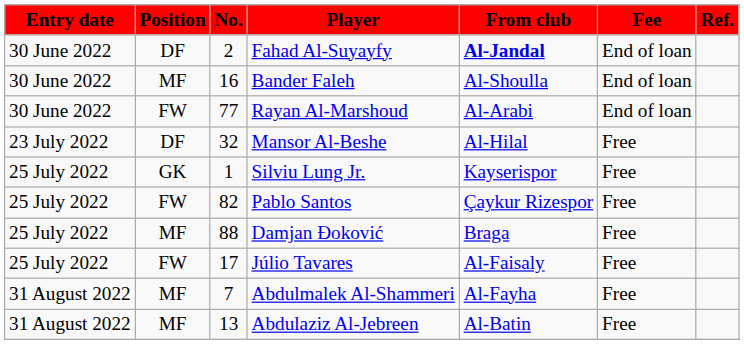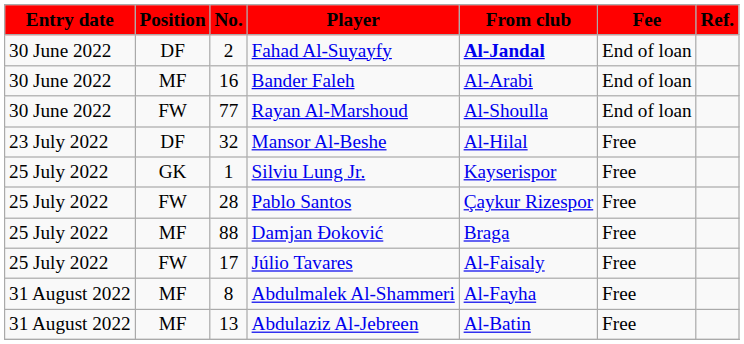(506, 80) Al-Shoulla -> (498, 80) Al-Arabi
(498, 111) Al-Arabi -> (506, 111) Al-Shoulla
(229, 202) 82 -> (229, 202) 28
(229, 293) 7 -> (229, 293) 8
